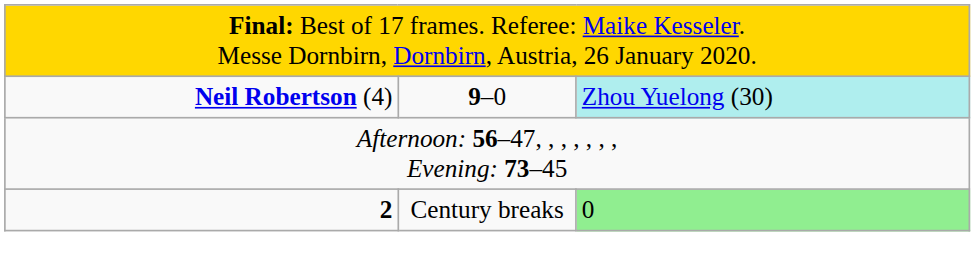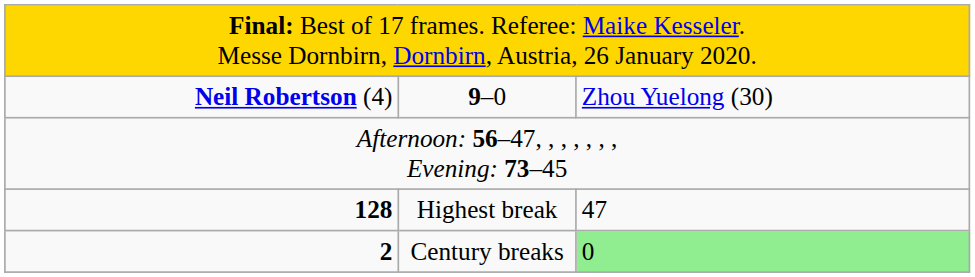(677, 96) paleturquoise background -> (677, 96) no background
+ row: (373, 210)
